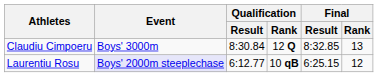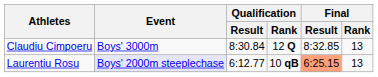(321, 64) no background -> (321, 64) lightsalmon background
(357, 64) 12 -> (357, 64) 13
